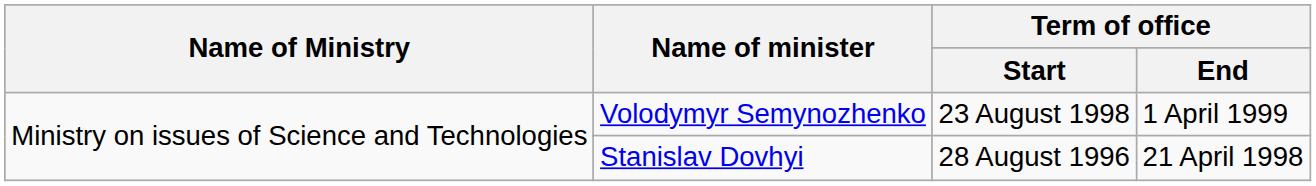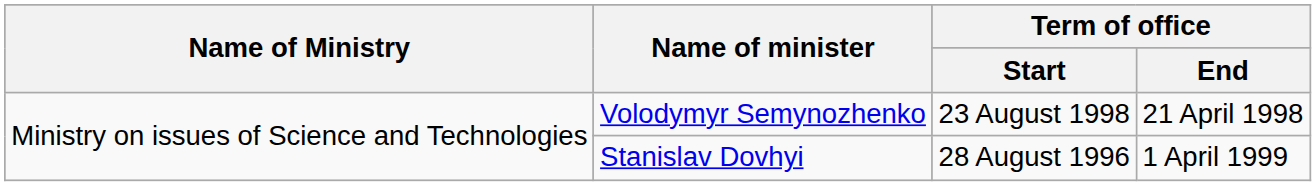(1215, 113) 1 April 1999 -> (1223, 113) 21 April 1998
(1223, 157) 21 April 1998 -> (1215, 157) 1 April 1999
